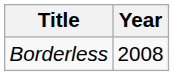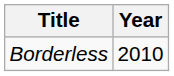(141, 53) 2008 -> (141, 53) 2010
